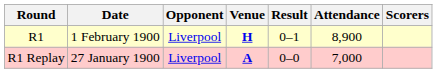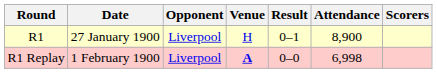(115, 36) 1 February 1900 -> (115, 36) 27 January 1900
(247, 36) bold -> (247, 36) normal
(115, 57) 27 January 1900 -> (115, 57) 1 February 1900
(347, 57) 7,000 -> (347, 57) 6,998
